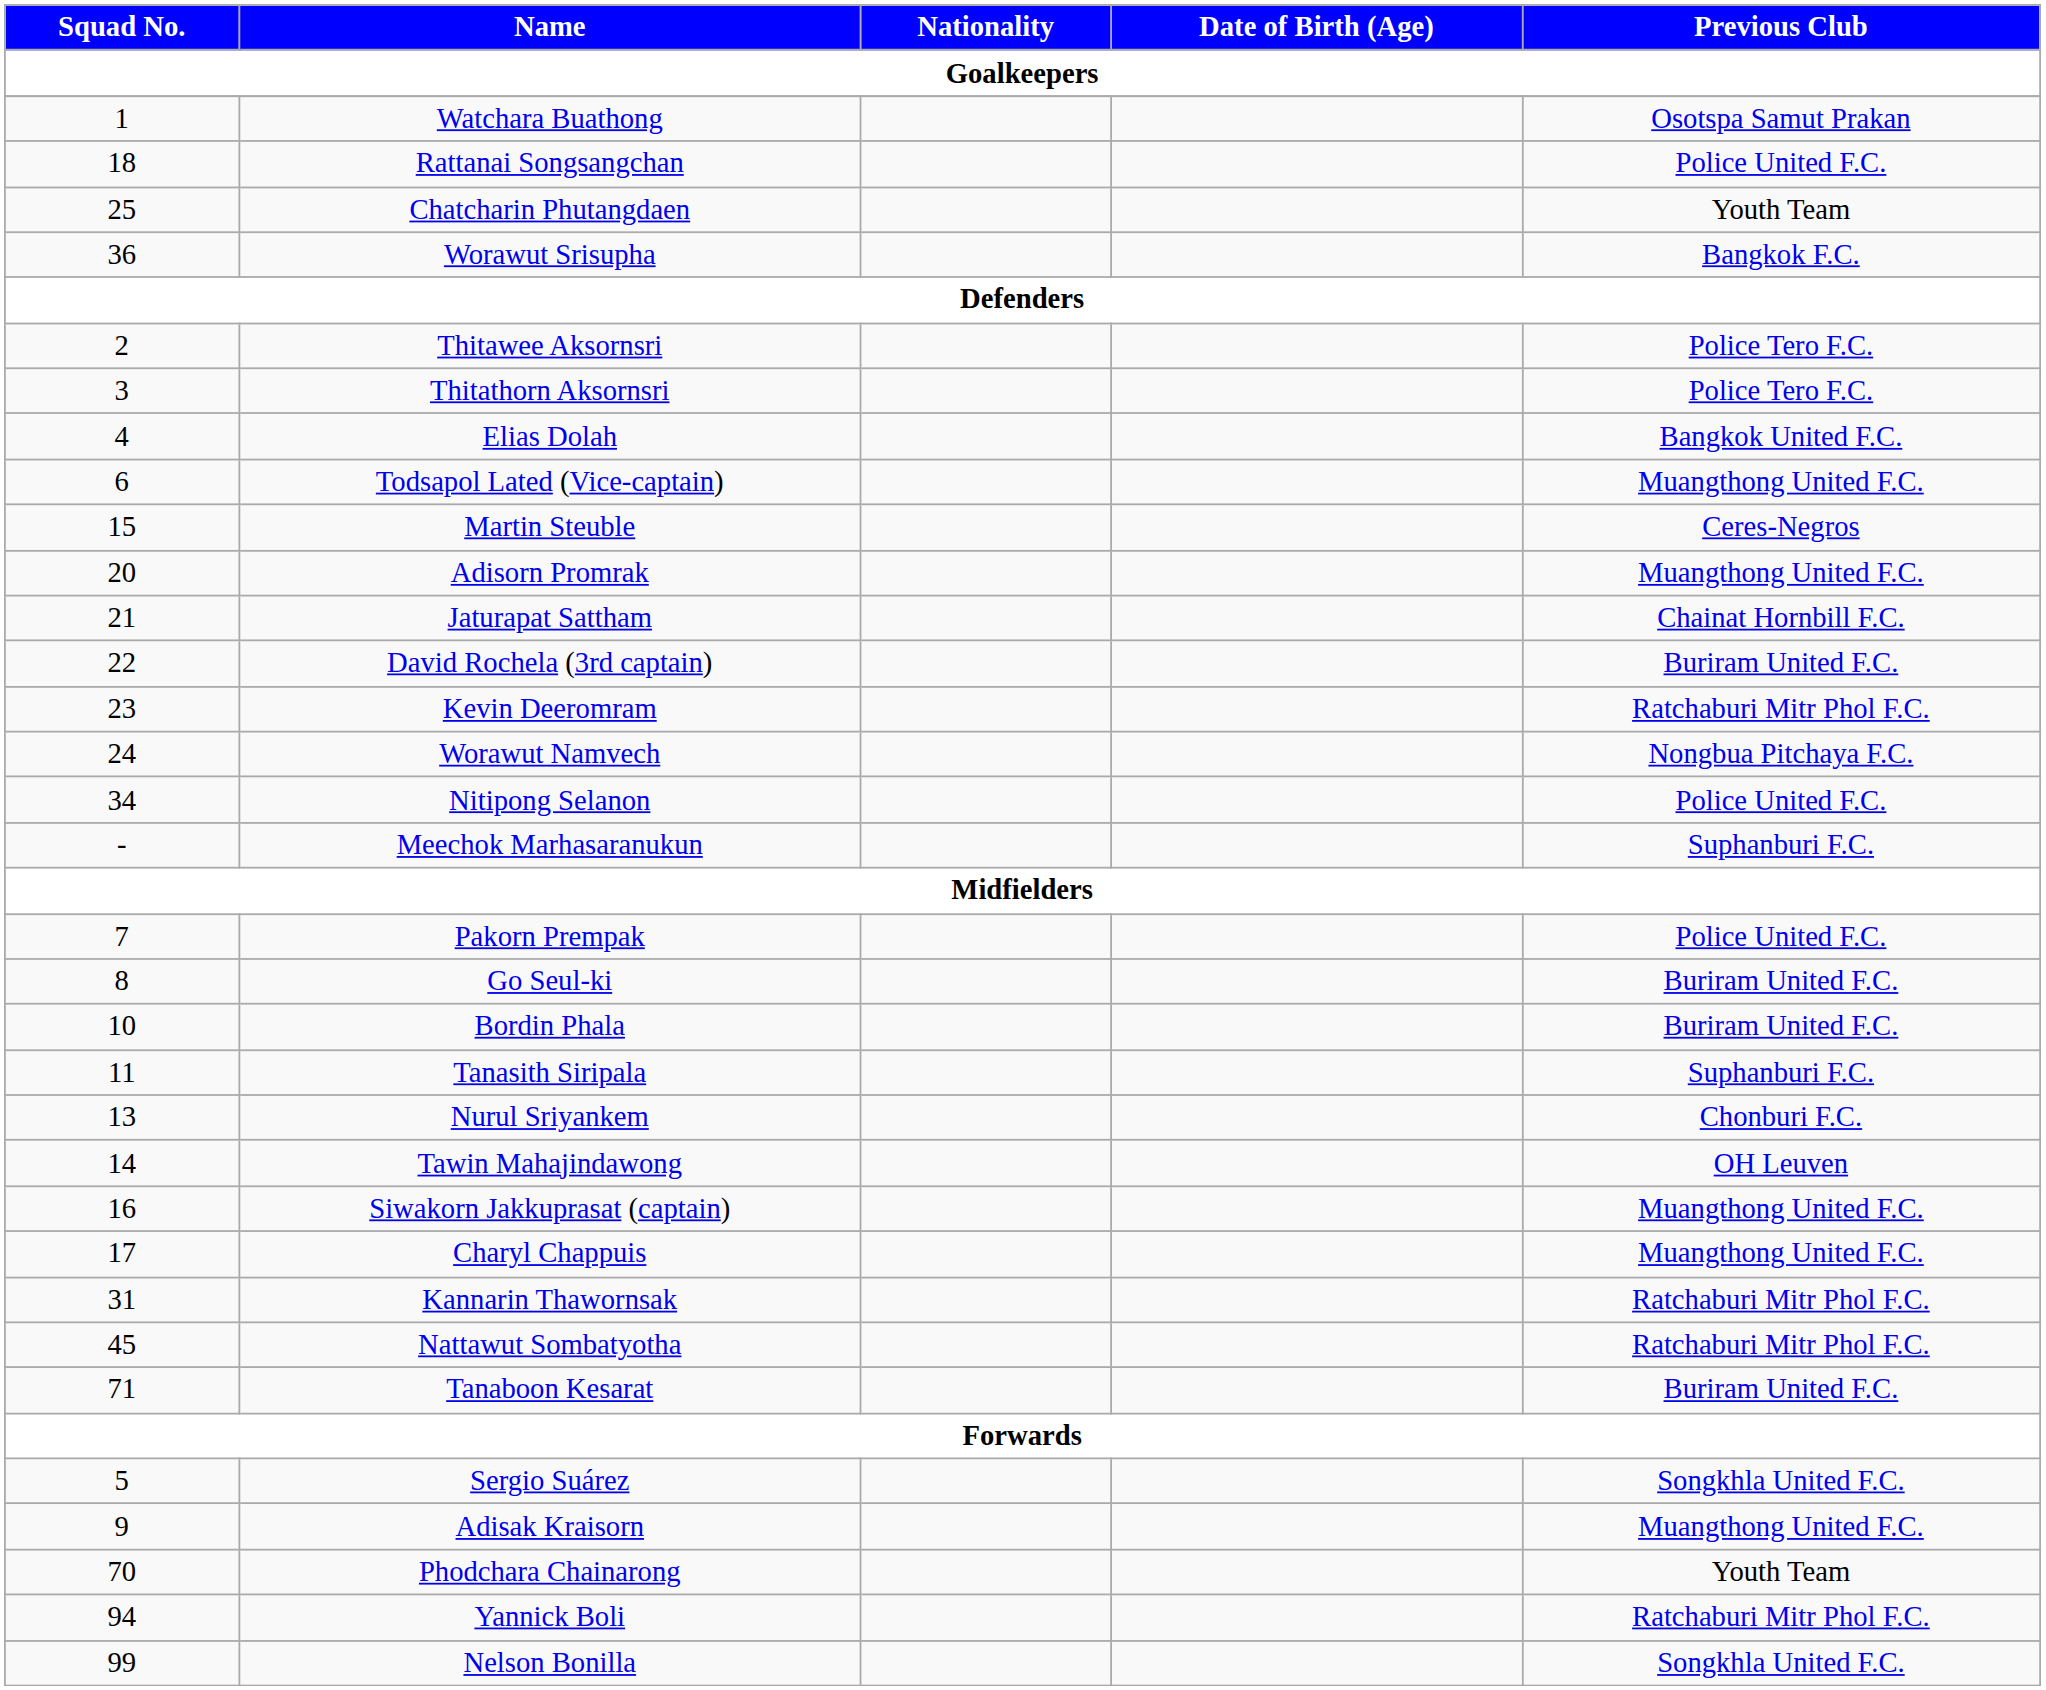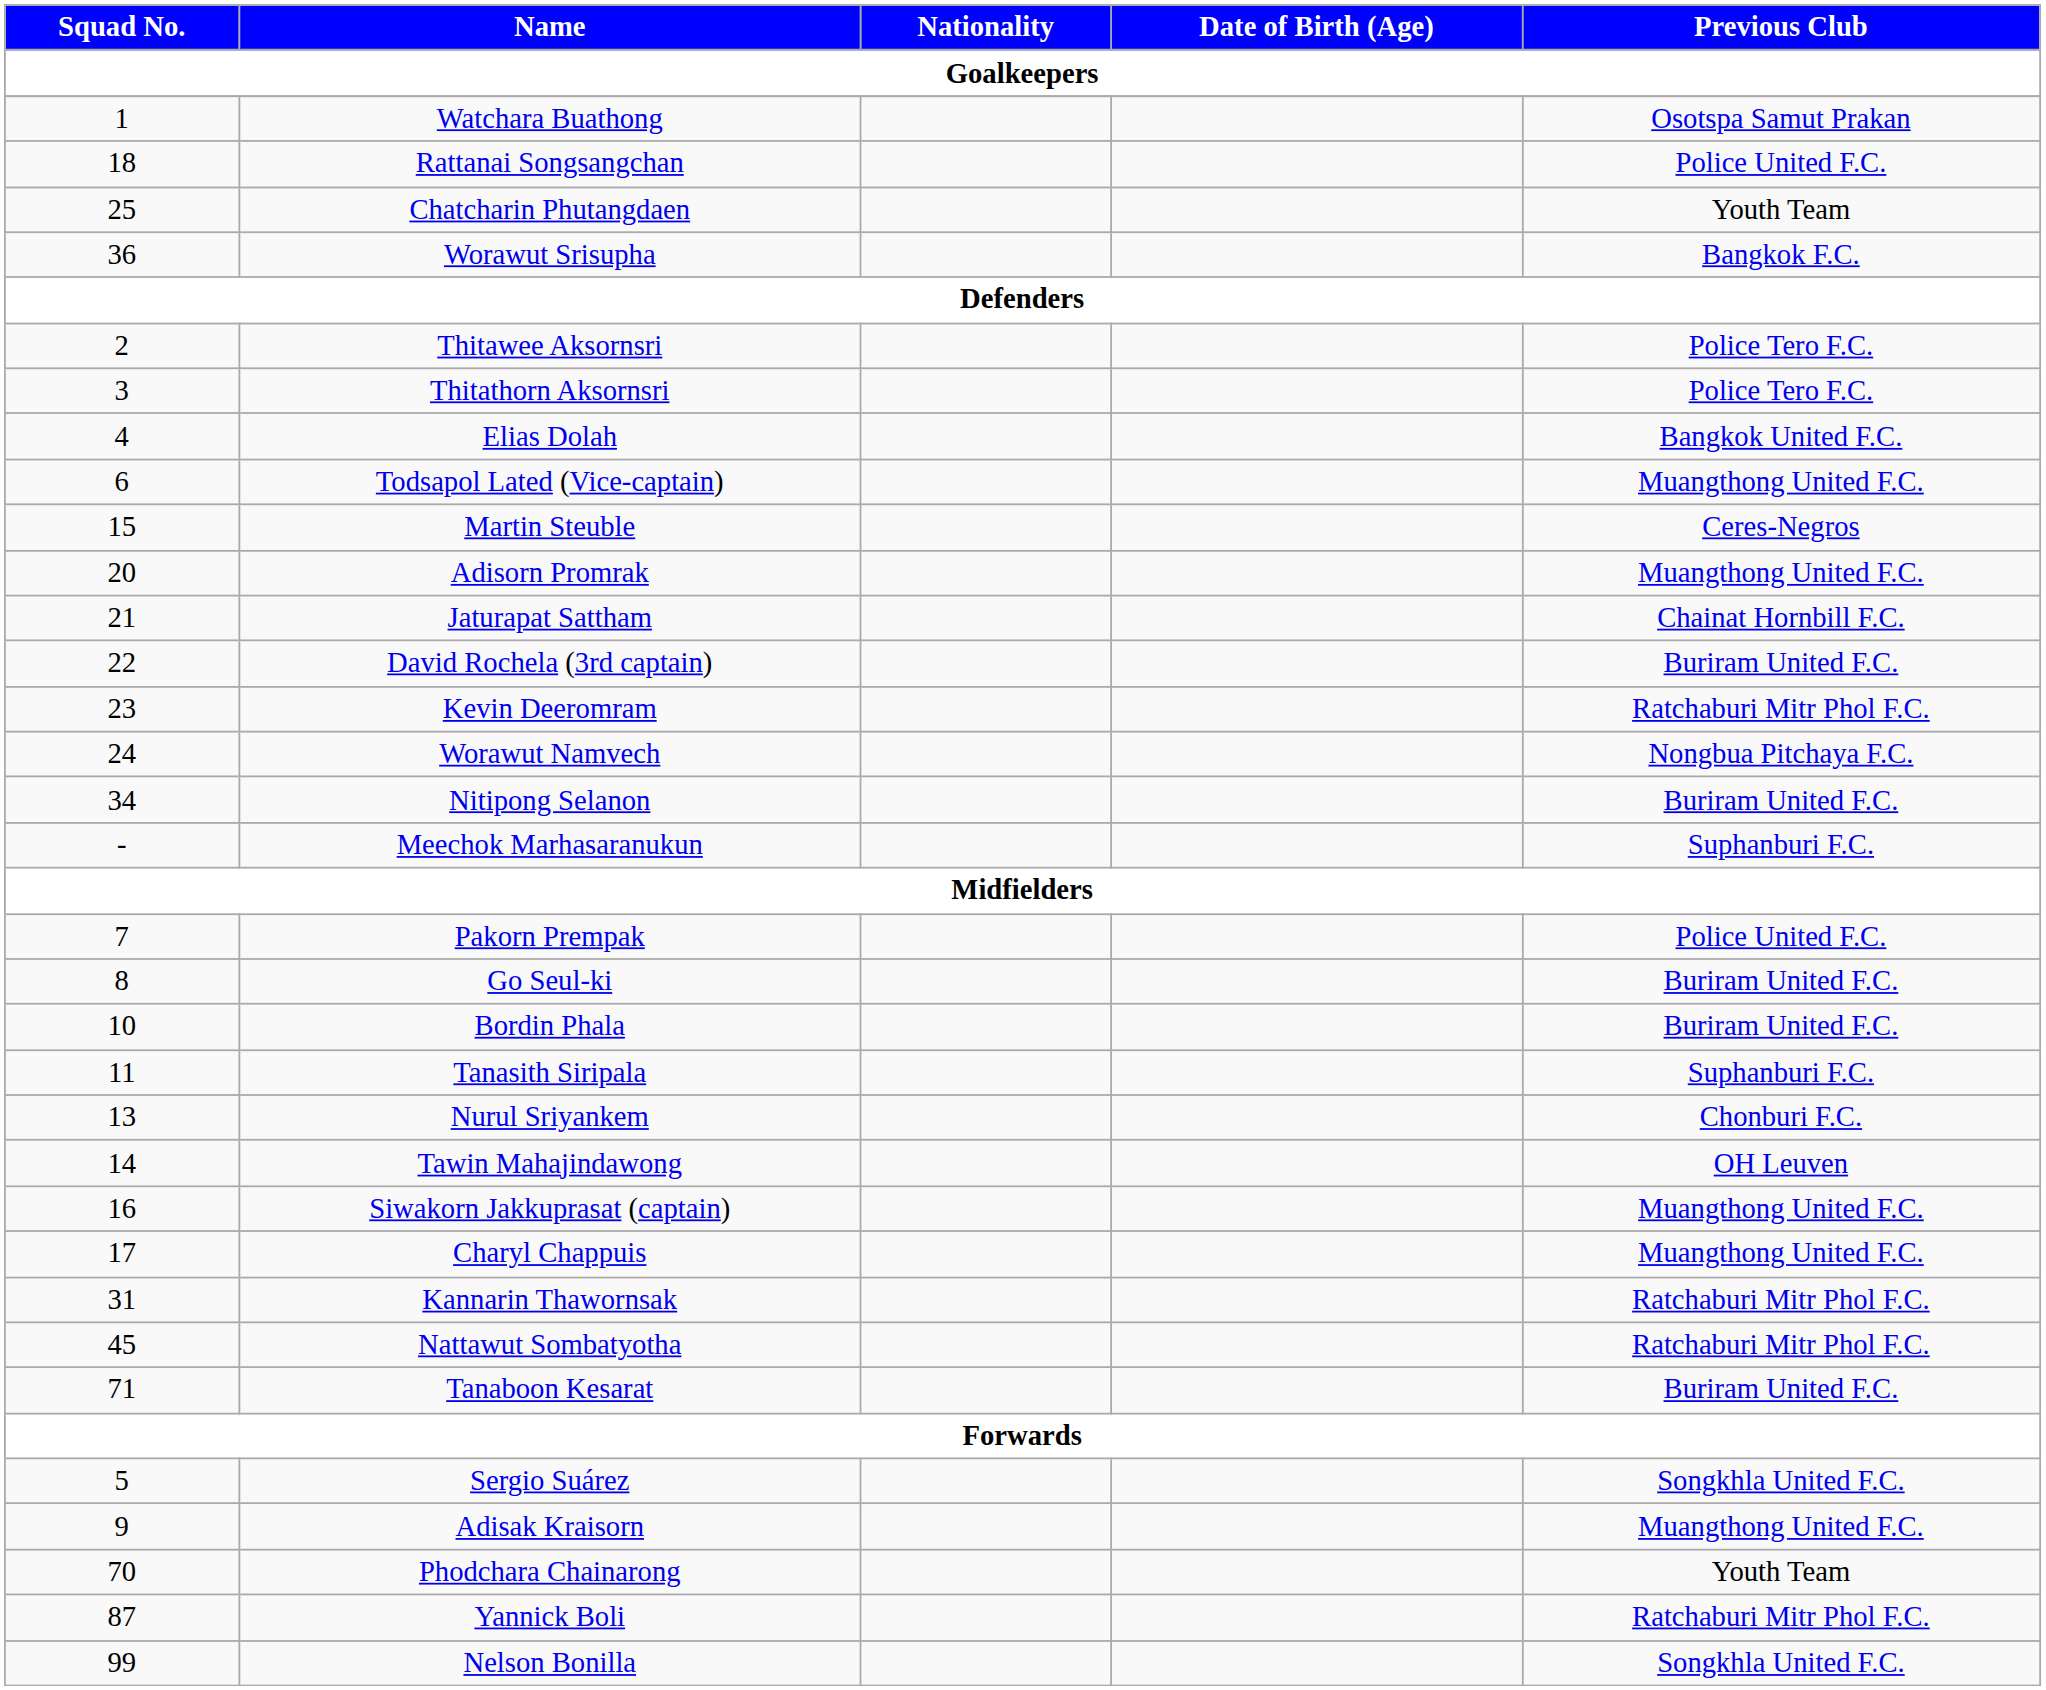(1781, 799) Police United F.C. -> (1781, 799) Buriram United F.C.
(122, 1616) 94 -> (122, 1616) 87
